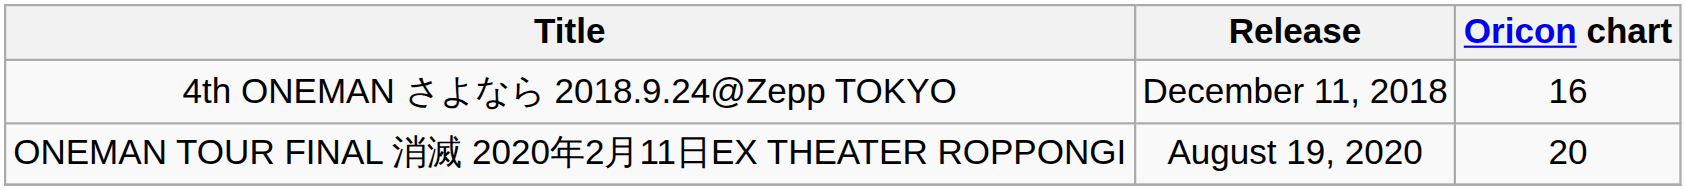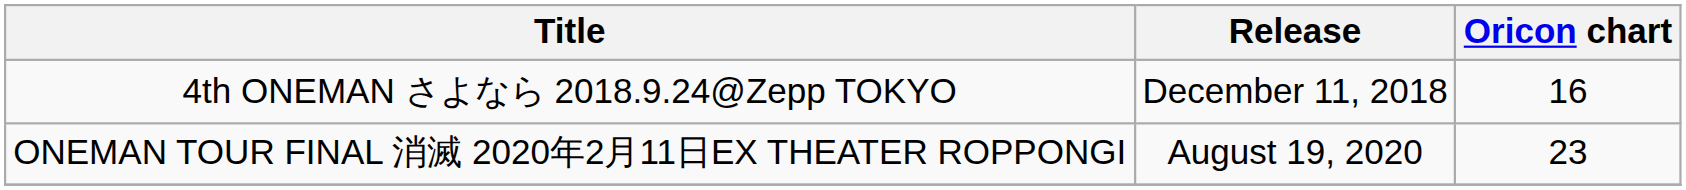(1568, 153) 20 -> (1568, 153) 23
